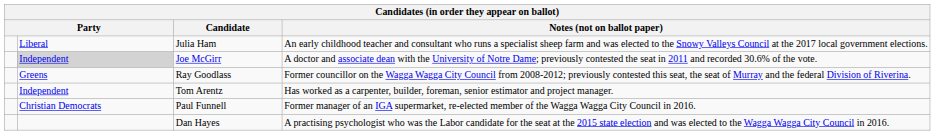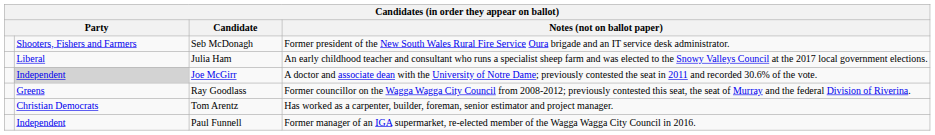+ row: (222, 43)
(44, 91) Independent -> (57, 106) Christian Democrats
(60, 106) Christian Democrats -> (41, 122) Independent
- row: (198, 122)
